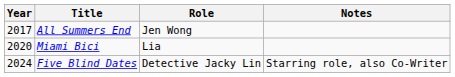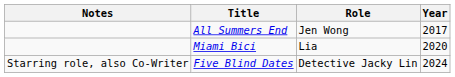columns swapped: (19, 13) <-> (357, 13)
